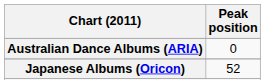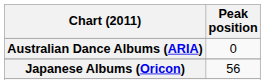(233, 68) 52 -> (233, 68) 56
